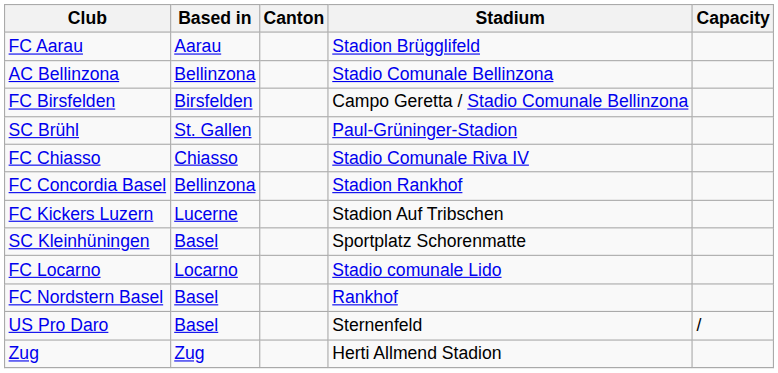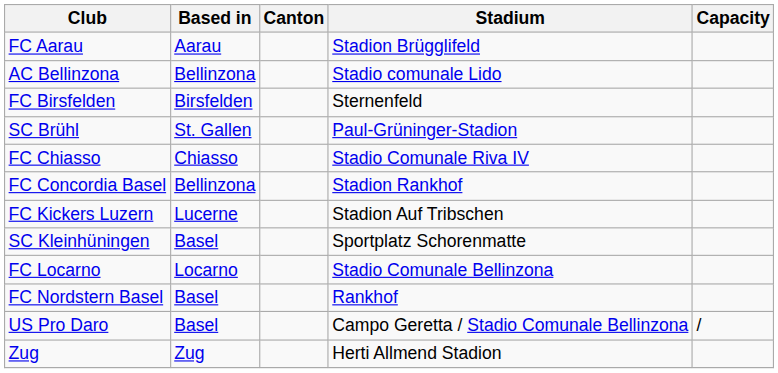(443, 74) Stadio Comunale Bellinzona -> (417, 74) Stadio comunale Lido
(510, 102) Campo Geretta / Stadio Comunale Bellinzona -> (377, 102) Sternenfeld
(417, 269) Stadio comunale Lido -> (443, 269) Stadio Comunale Bellinzona
(377, 325) Sternenfeld -> (510, 325) Campo Geretta / Stadio Comunale Bellinzona
